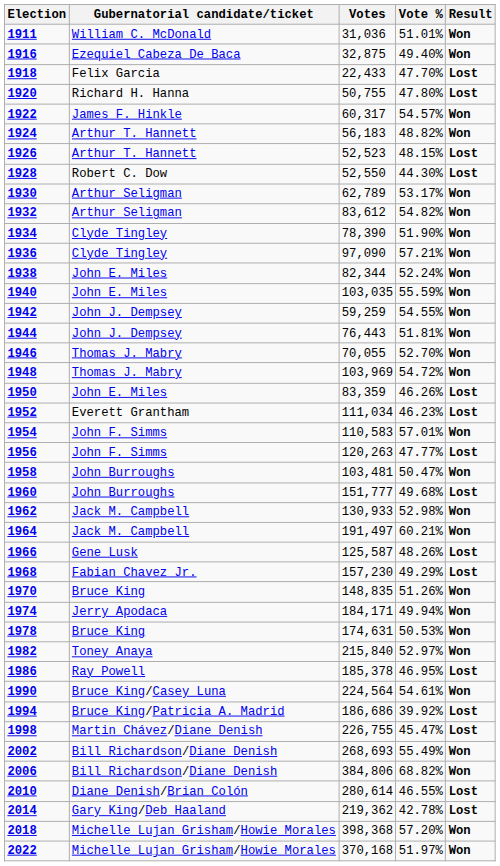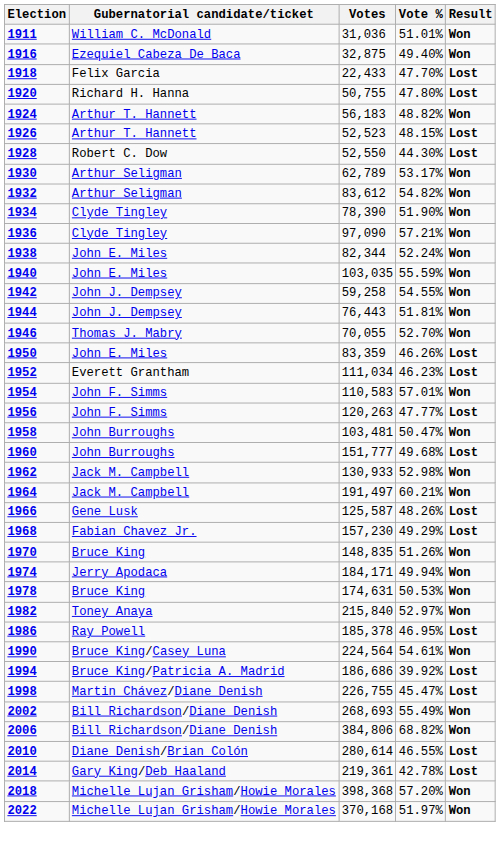- row: (22, 114)
(364, 313) 59,259 -> (364, 293) 59,258
- row: (22, 373)
(367, 811) 219,362 -> (367, 771) 219,361
